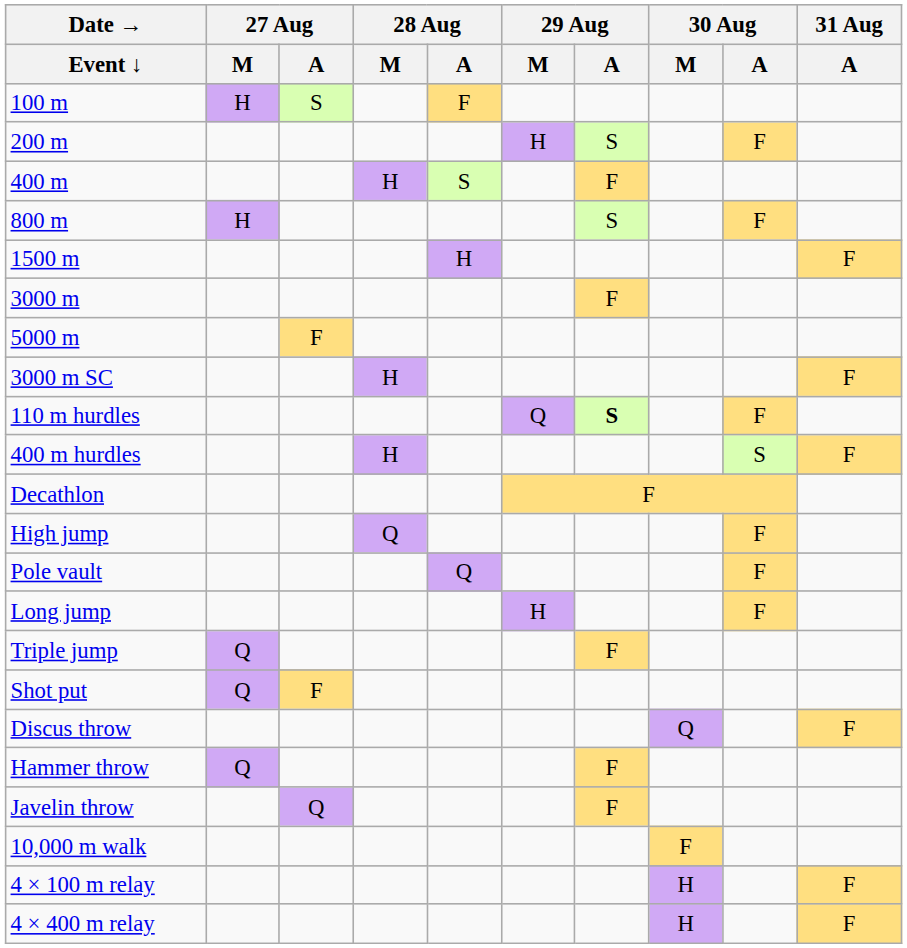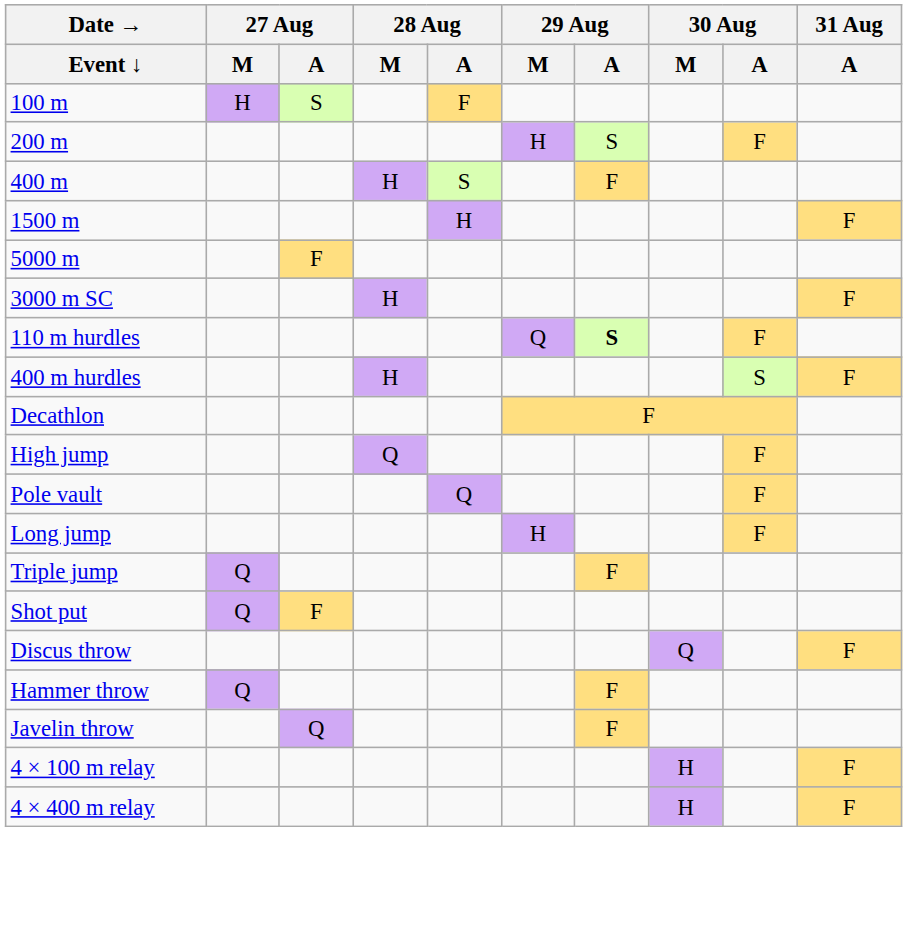- row: (39, 220)
- row: (45, 298)
- row: (78, 846)
